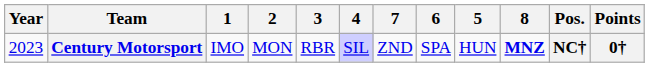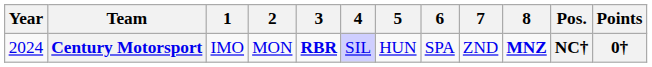columns swapped: (478, 19) <-> (395, 19)
(26, 47) 2023 -> (26, 47) 2024
(318, 47) normal -> (319, 47) bold
